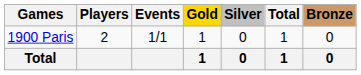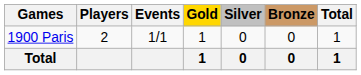columns swapped: (330, 15) <-> (284, 15)
